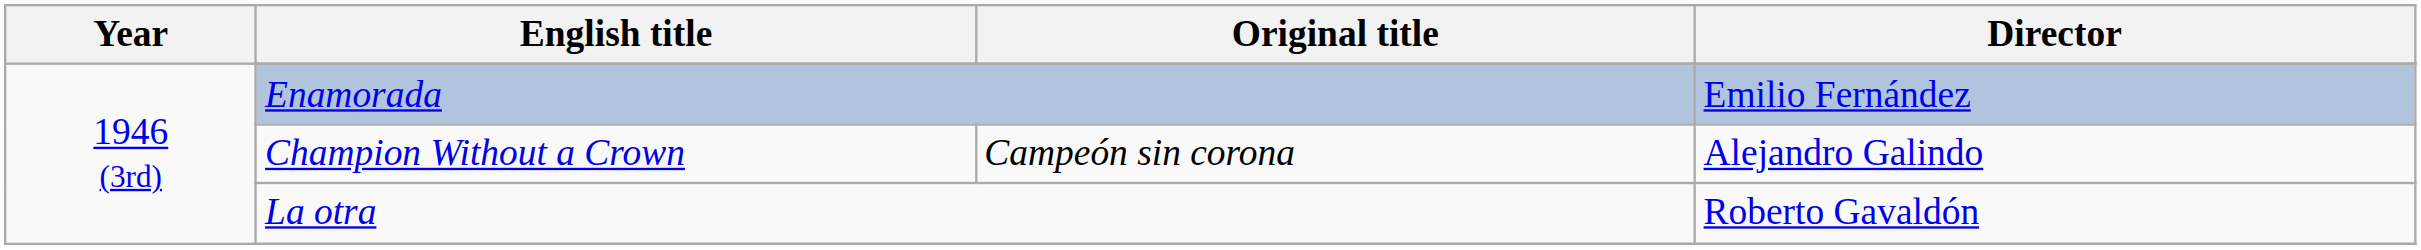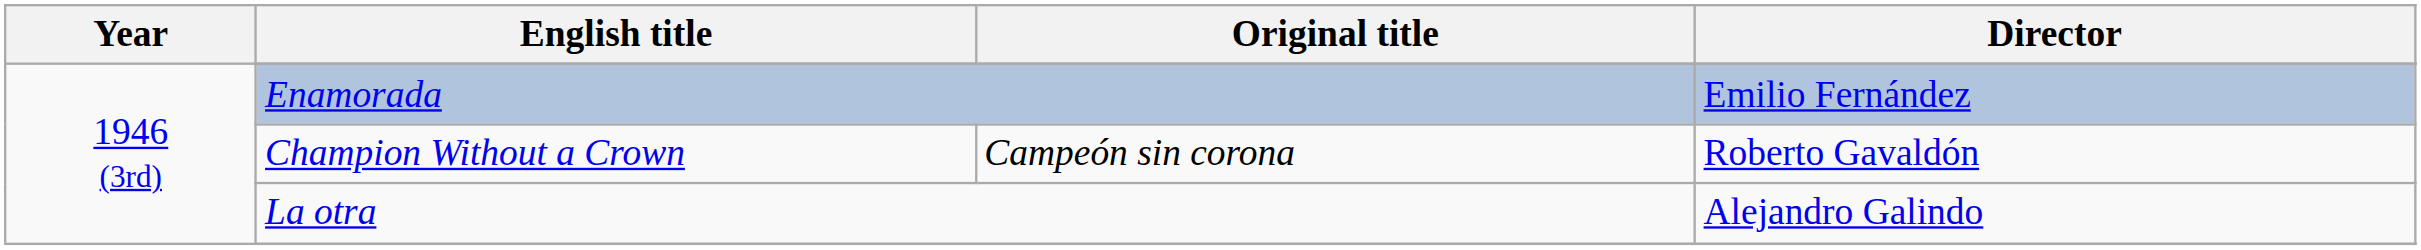(1843, 152) Alejandro Galindo -> (1841, 152) Roberto Gavaldón
(1841, 212) Roberto Gavaldón -> (1843, 212) Alejandro Galindo
